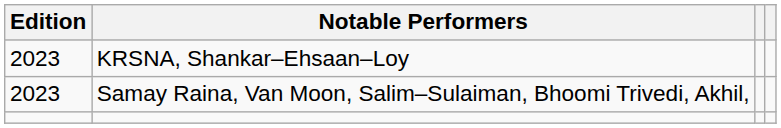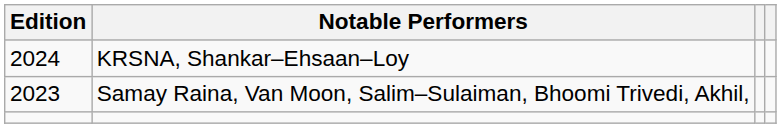(35, 58) 2023 -> (35, 58) 2024
